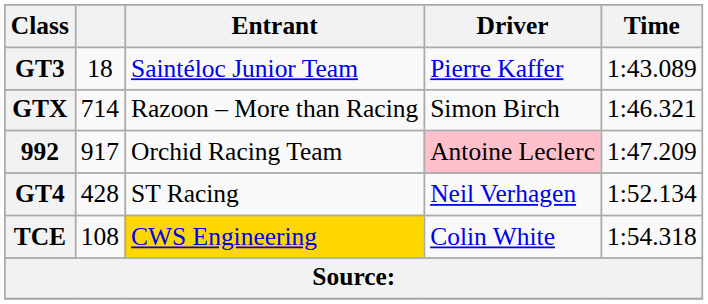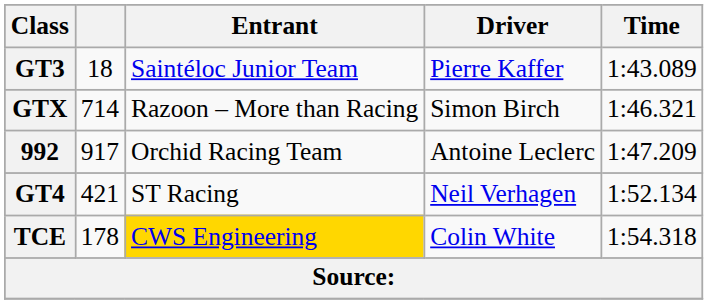(513, 152) pink background -> (513, 152) no background
(100, 194) 428 -> (100, 194) 421
(100, 236) 108 -> (100, 236) 178
